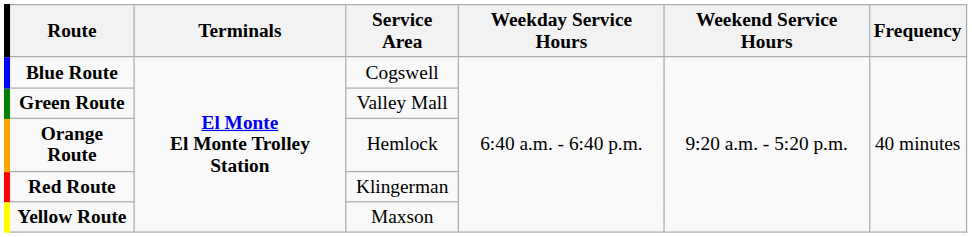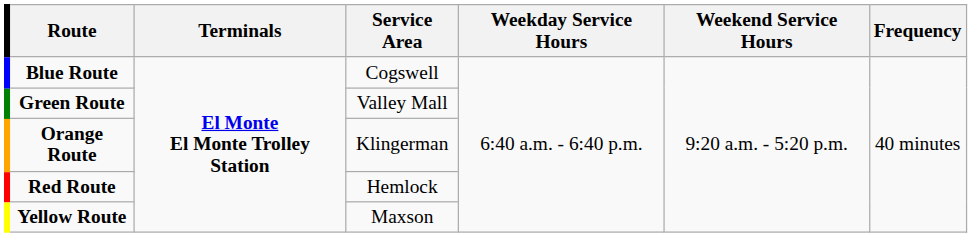(402, 144) Hemlock -> (402, 144) Klingerman
(402, 186) Klingerman -> (402, 186) Hemlock
